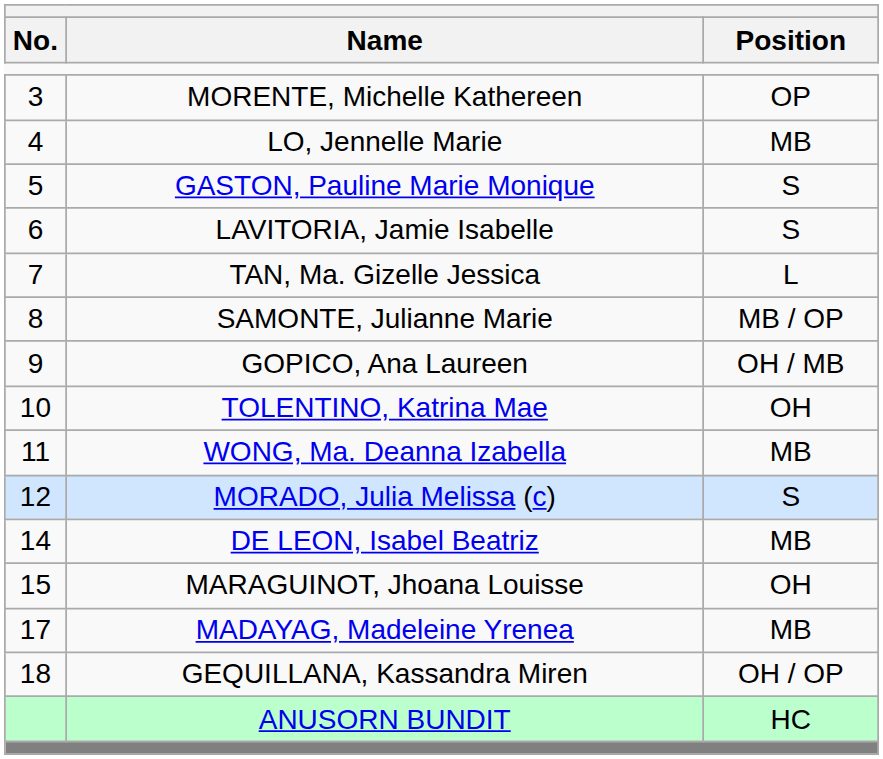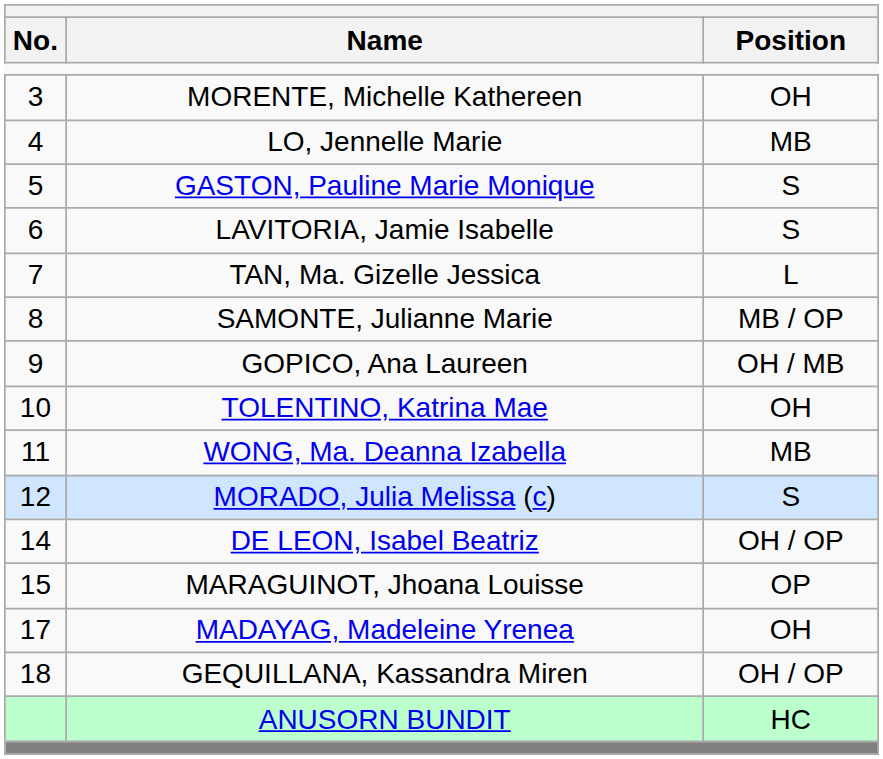(791, 96) OP -> (791, 96) OH
(791, 540) MB -> (791, 540) OH / OP
(791, 585) OH -> (791, 585) OP
(791, 629) MB -> (791, 629) OH
